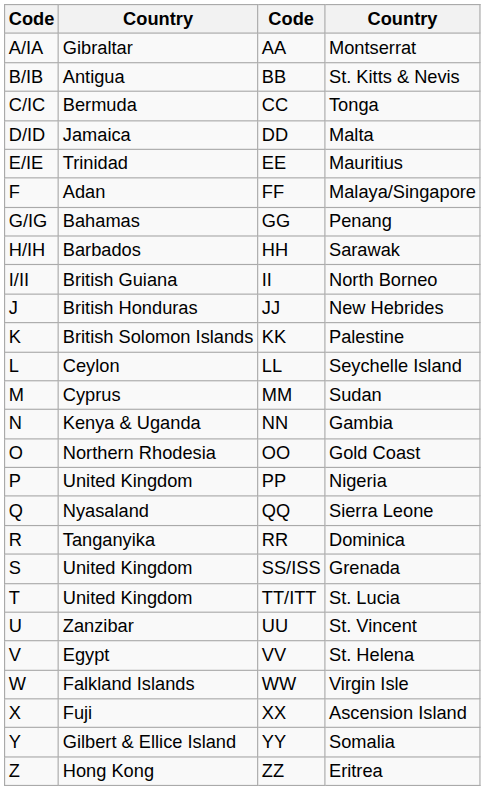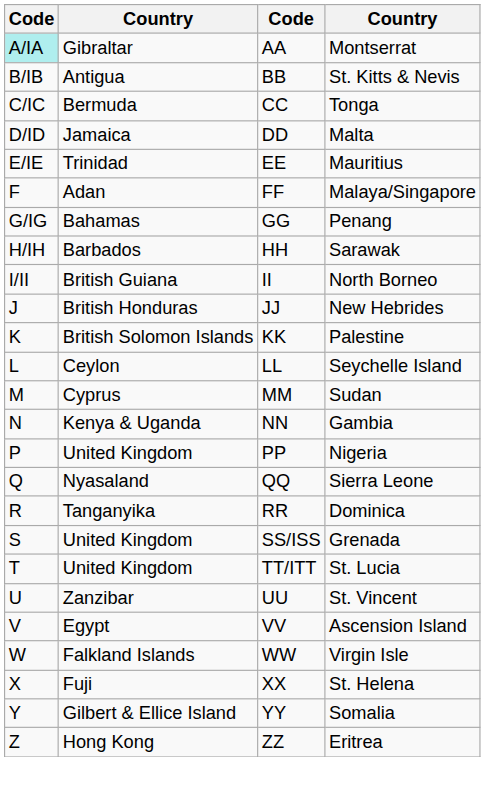(26, 47) no background -> (26, 47) paleturquoise background
- row: (276, 452)
(372, 655) St. Helena -> (398, 626) Ascension Island
(398, 713) Ascension Island -> (372, 684) St. Helena
